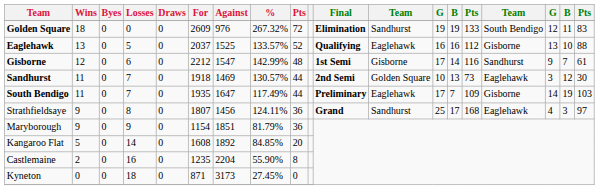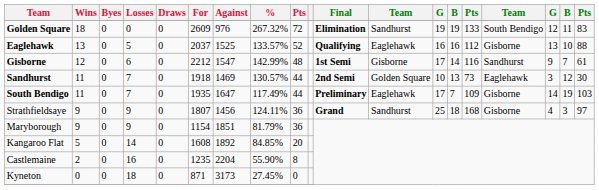(129, 110) 8 -> (129, 110) 9
(455, 110) 17 -> (455, 110) 18
(506, 110) Eaglehawk -> (502, 110) Gisborne
